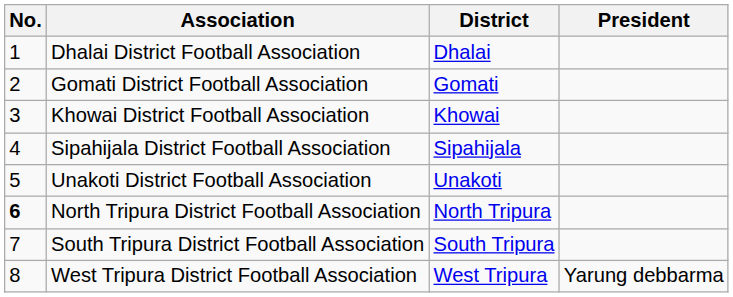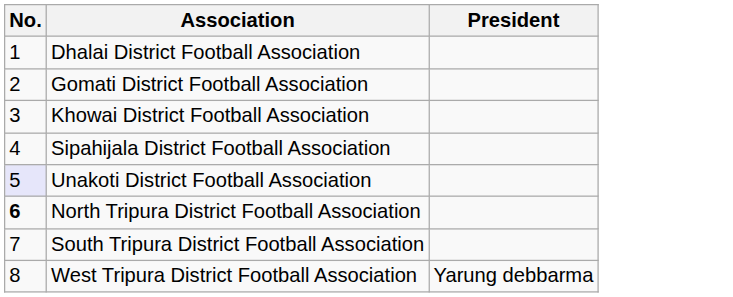- column: (494, 20)
(15, 180) no background -> (15, 180) lavender background
